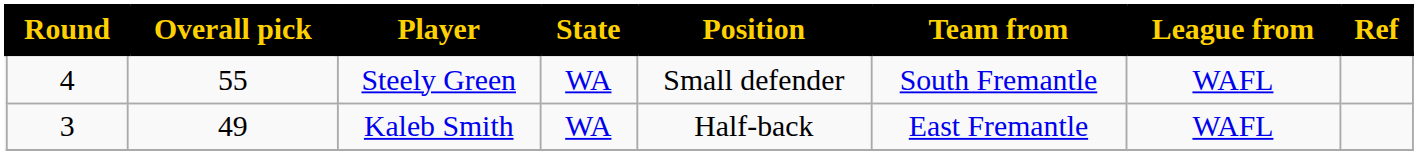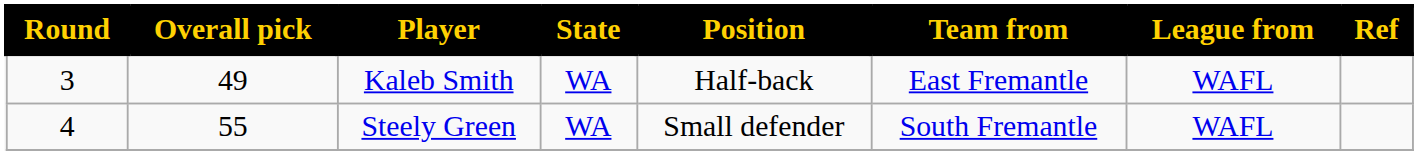rows swapped: (439, 126) <-> (439, 79)
